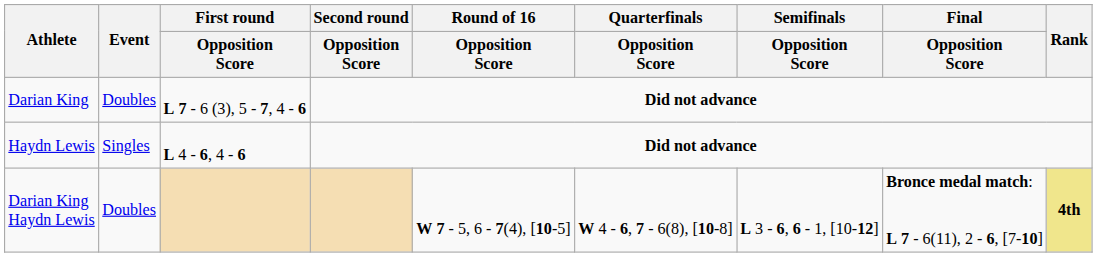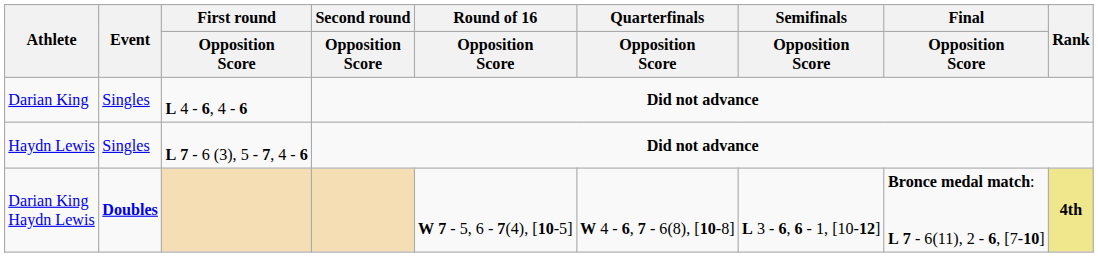(129, 99) Doubles -> (126, 99) Singles
(235, 109) L 7 - 6 (3), 5 - 7, 4 - 6 -> (206, 109) L 4 - 6, 4 - 6
(205, 155) L 4 - 6, 4 - 6 -> (237, 155) L 7 - 6 (3), 5 - 7, 4 - 6
(129, 210) normal -> (130, 210) bold
